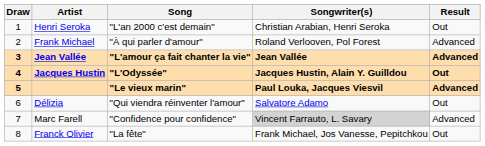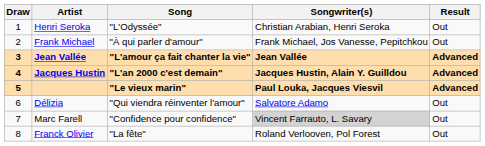(162, 27) "L'an 2000 c'est demain" -> (136, 27) "L'Odyssée"
(318, 42) Roland Verlooven, Pol Forest -> (341, 42) Frank Michael, Jos Vanesse, Pepitchkou
(454, 42) Advanced -> (440, 42) Out
(138, 73) "L'Odyssée" -> (166, 73) "L'an 2000 c'est demain"
(440, 73) Out -> (455, 73) Advanced
(454, 118) Advanced -> (440, 118) Out
(341, 133) Frank Michael, Jos Vanesse, Pepitchkou -> (318, 133) Roland Verlooven, Pol Forest
